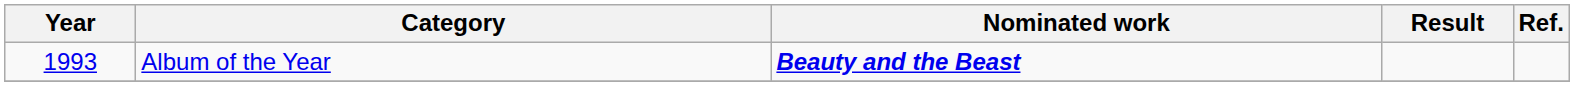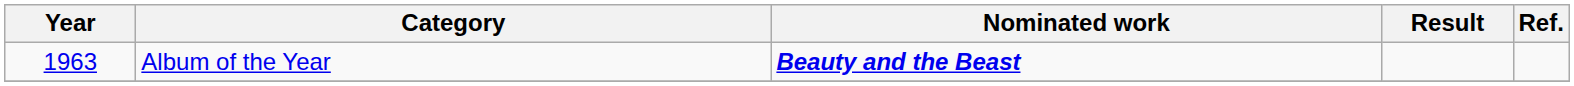(70, 61) 1993 -> (70, 61) 1963
